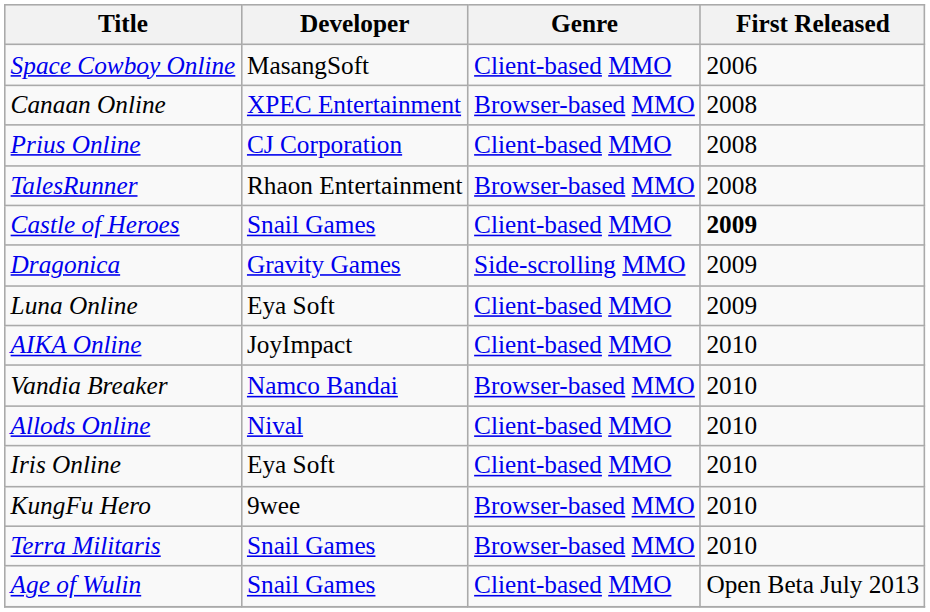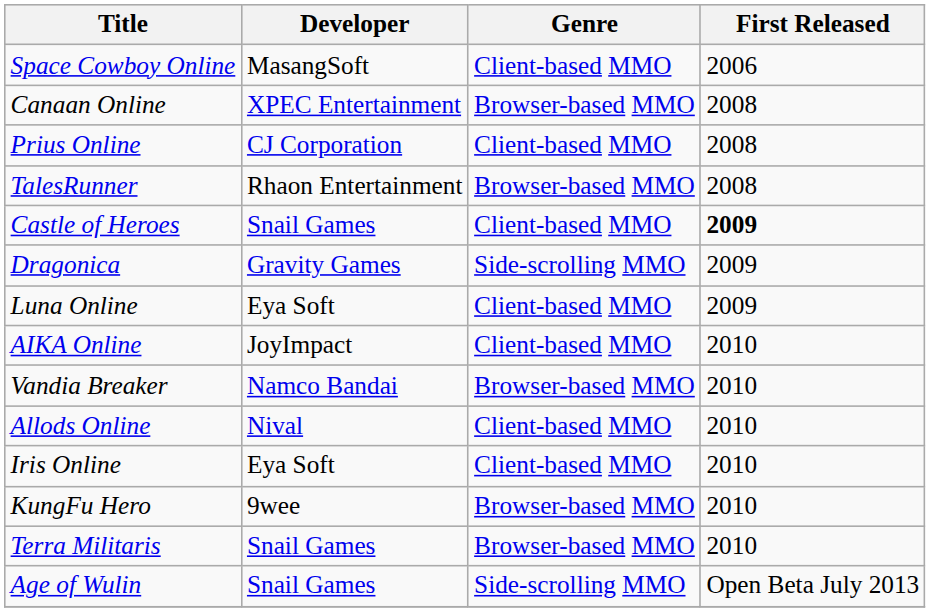(573, 585) Client-based MMO -> (580, 585) Side-scrolling MMO
